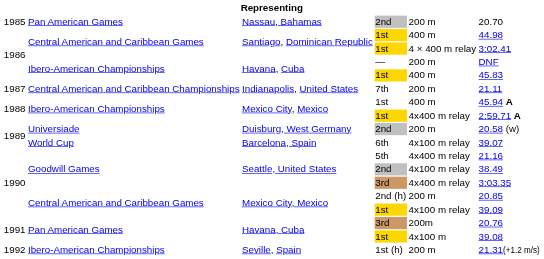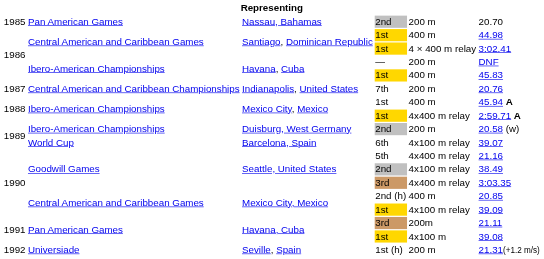(490, 89) 21.11 -> (491, 89) 20.76
(54, 129) Universiade -> (96, 129) Ibero-American Championships
(422, 196) 200 m -> (422, 196) 400 m
(491, 223) 20.76 -> (490, 223) 21.11
(96, 250) Ibero-American Championships -> (54, 250) Universiade
